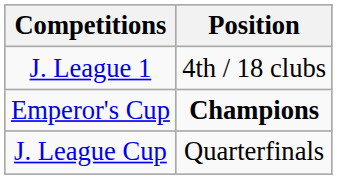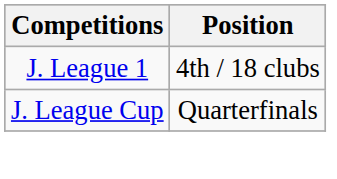- row: (90, 109)
